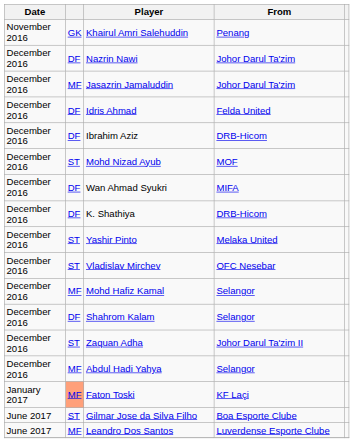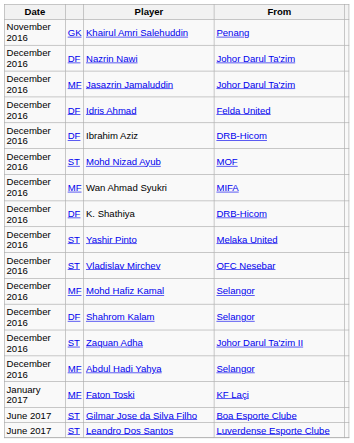(74, 188) DF -> (75, 188) MF
(75, 395) lightsalmon background -> (75, 395) no background
(75, 430) MF -> (74, 430) ST
